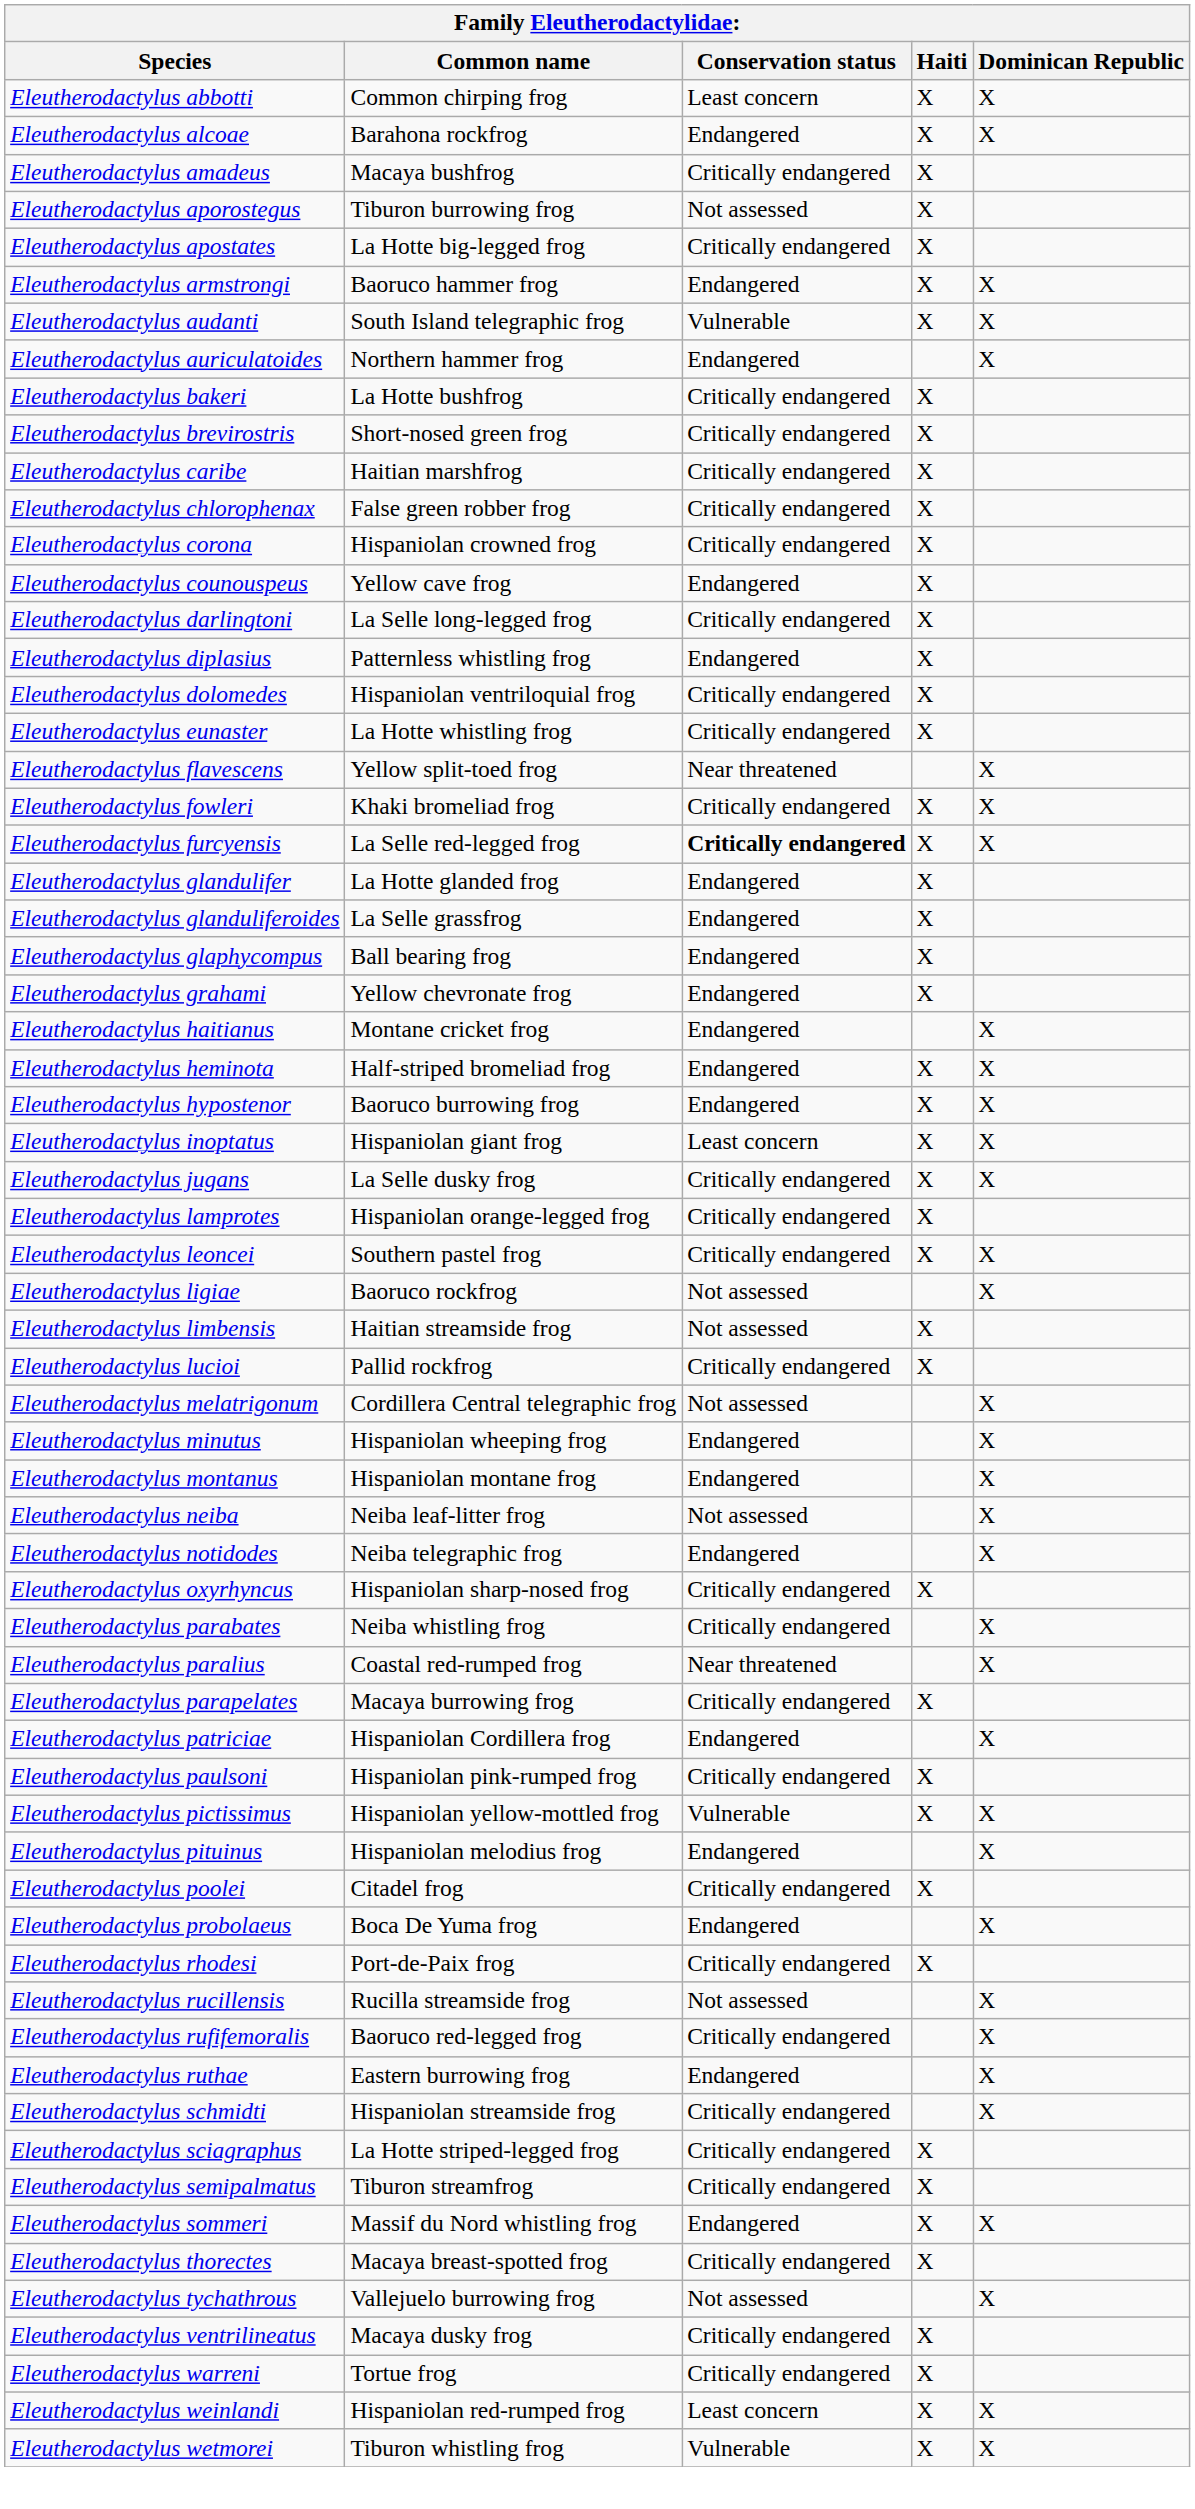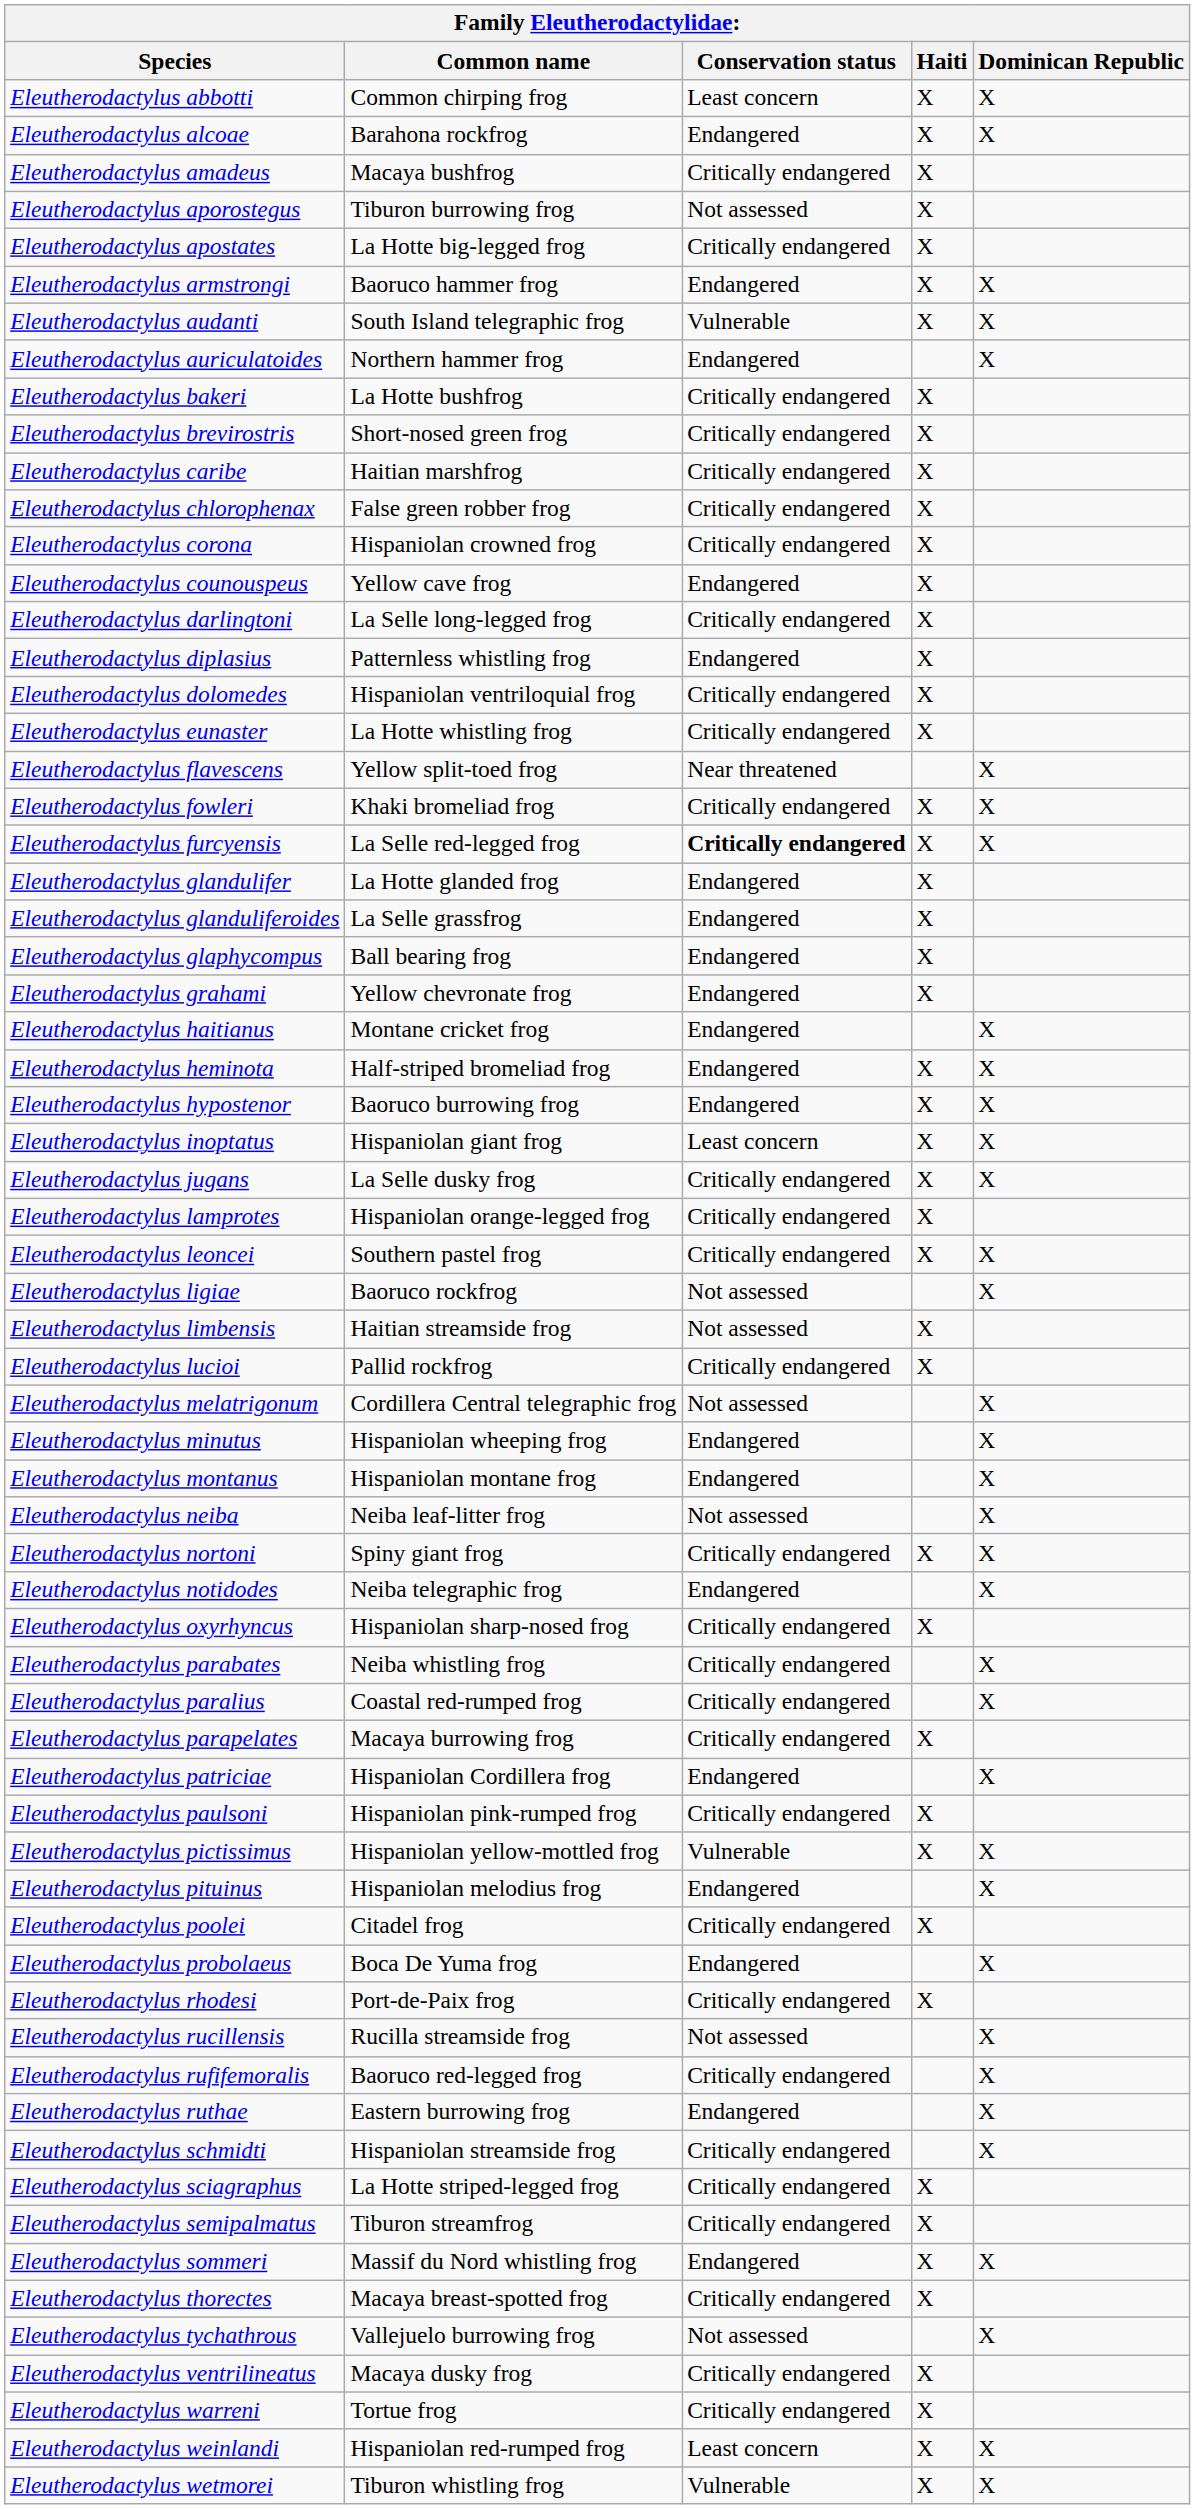+ row: (133, 1552)
(762, 1664) Near threatened -> (789, 1701) Critically endangered
